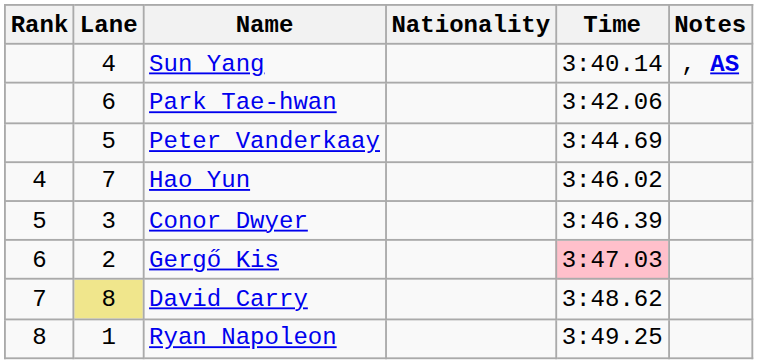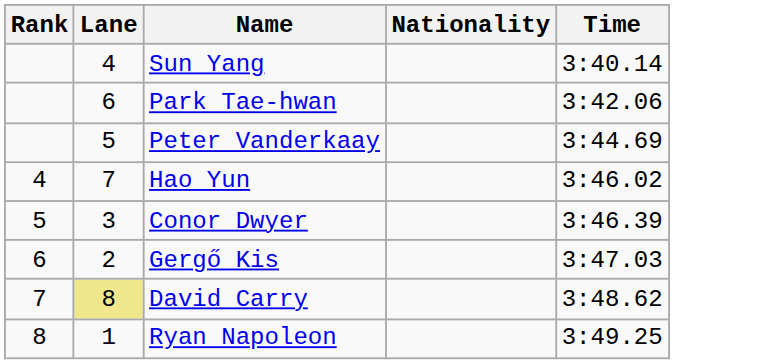- column: (710, 25)
(612, 260) pink background -> (612, 260) no background
